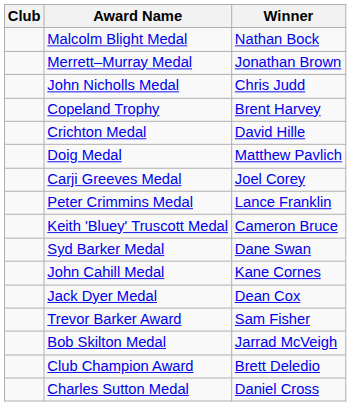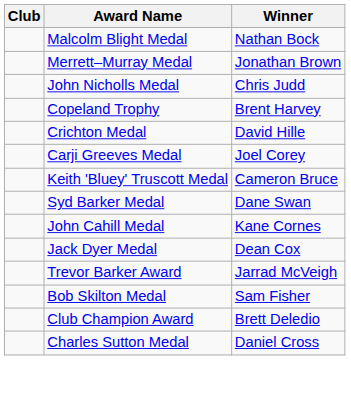- row: (85, 156)
- row: (120, 202)
(272, 319) Sam Fisher -> (286, 272) Jarrad McVeigh
(286, 343) Jarrad McVeigh -> (272, 296) Sam Fisher
